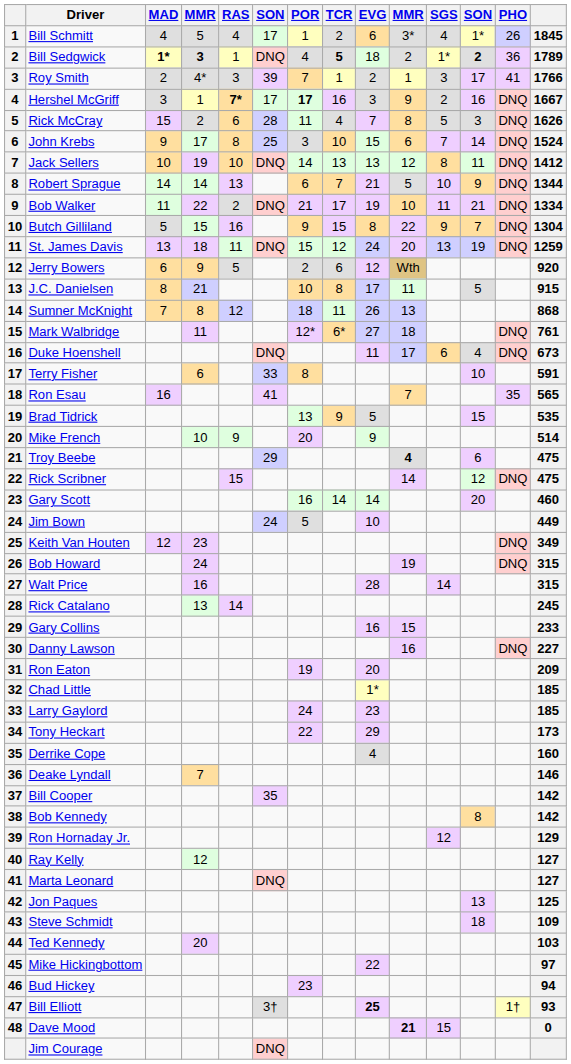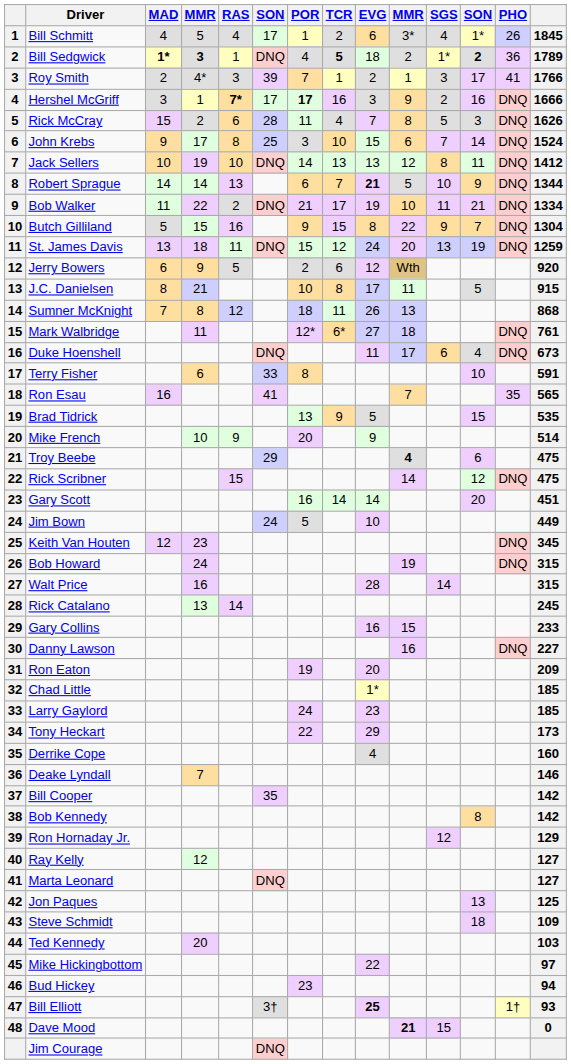(548, 100) 1667 -> (548, 100) 1666
(373, 184) normal -> (373, 184) bold
(548, 501) 460 -> (548, 501) 451
(548, 543) 349 -> (548, 543) 345
